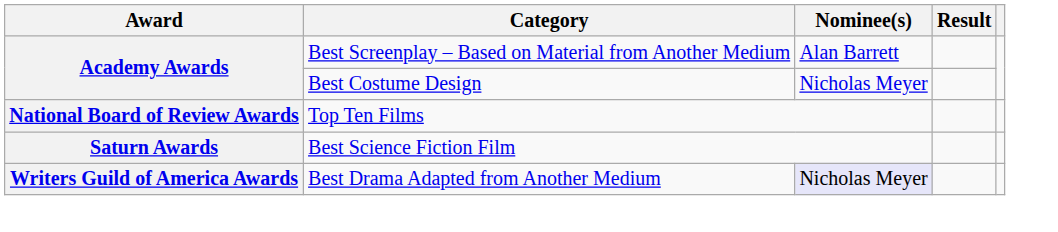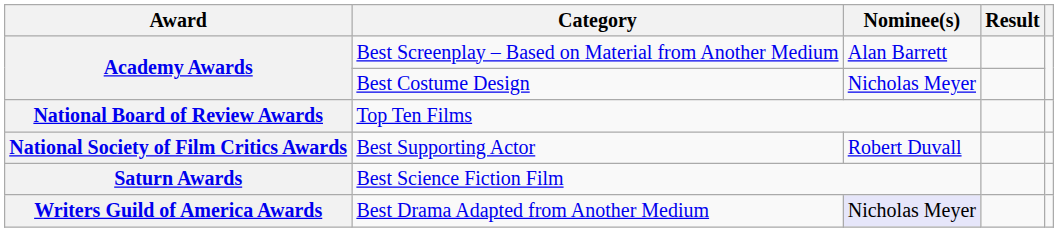+ row: (446, 147)
